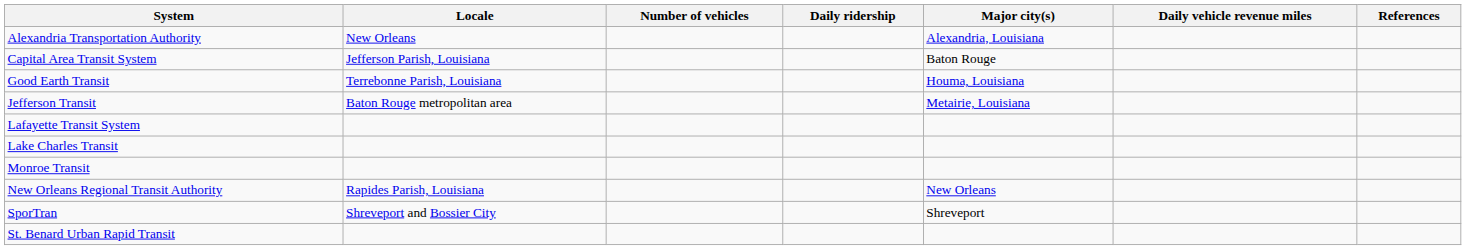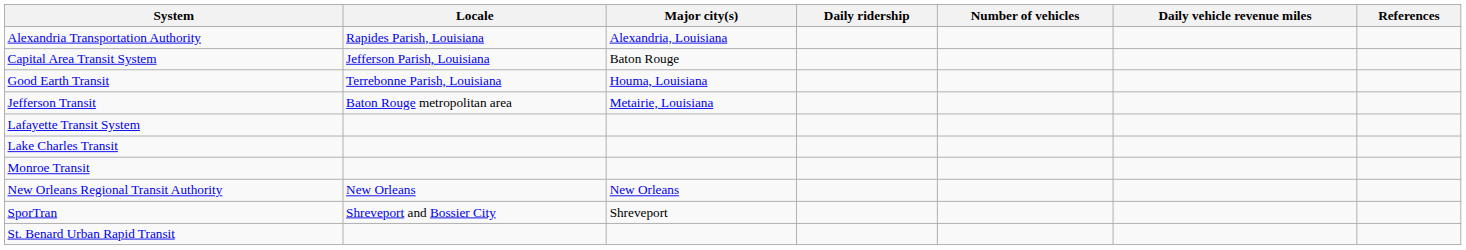columns swapped: (1018, 15) <-> (694, 15)
(381, 37) New Orleans -> (415, 37) Rapides Parish, Louisiana
(415, 190) Rapides Parish, Louisiana -> (381, 190) New Orleans
